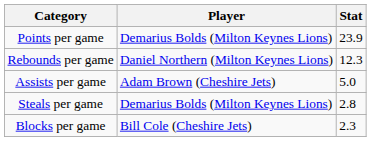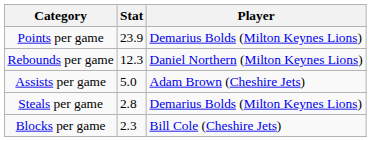columns swapped: (226, 15) <-> (351, 15)
